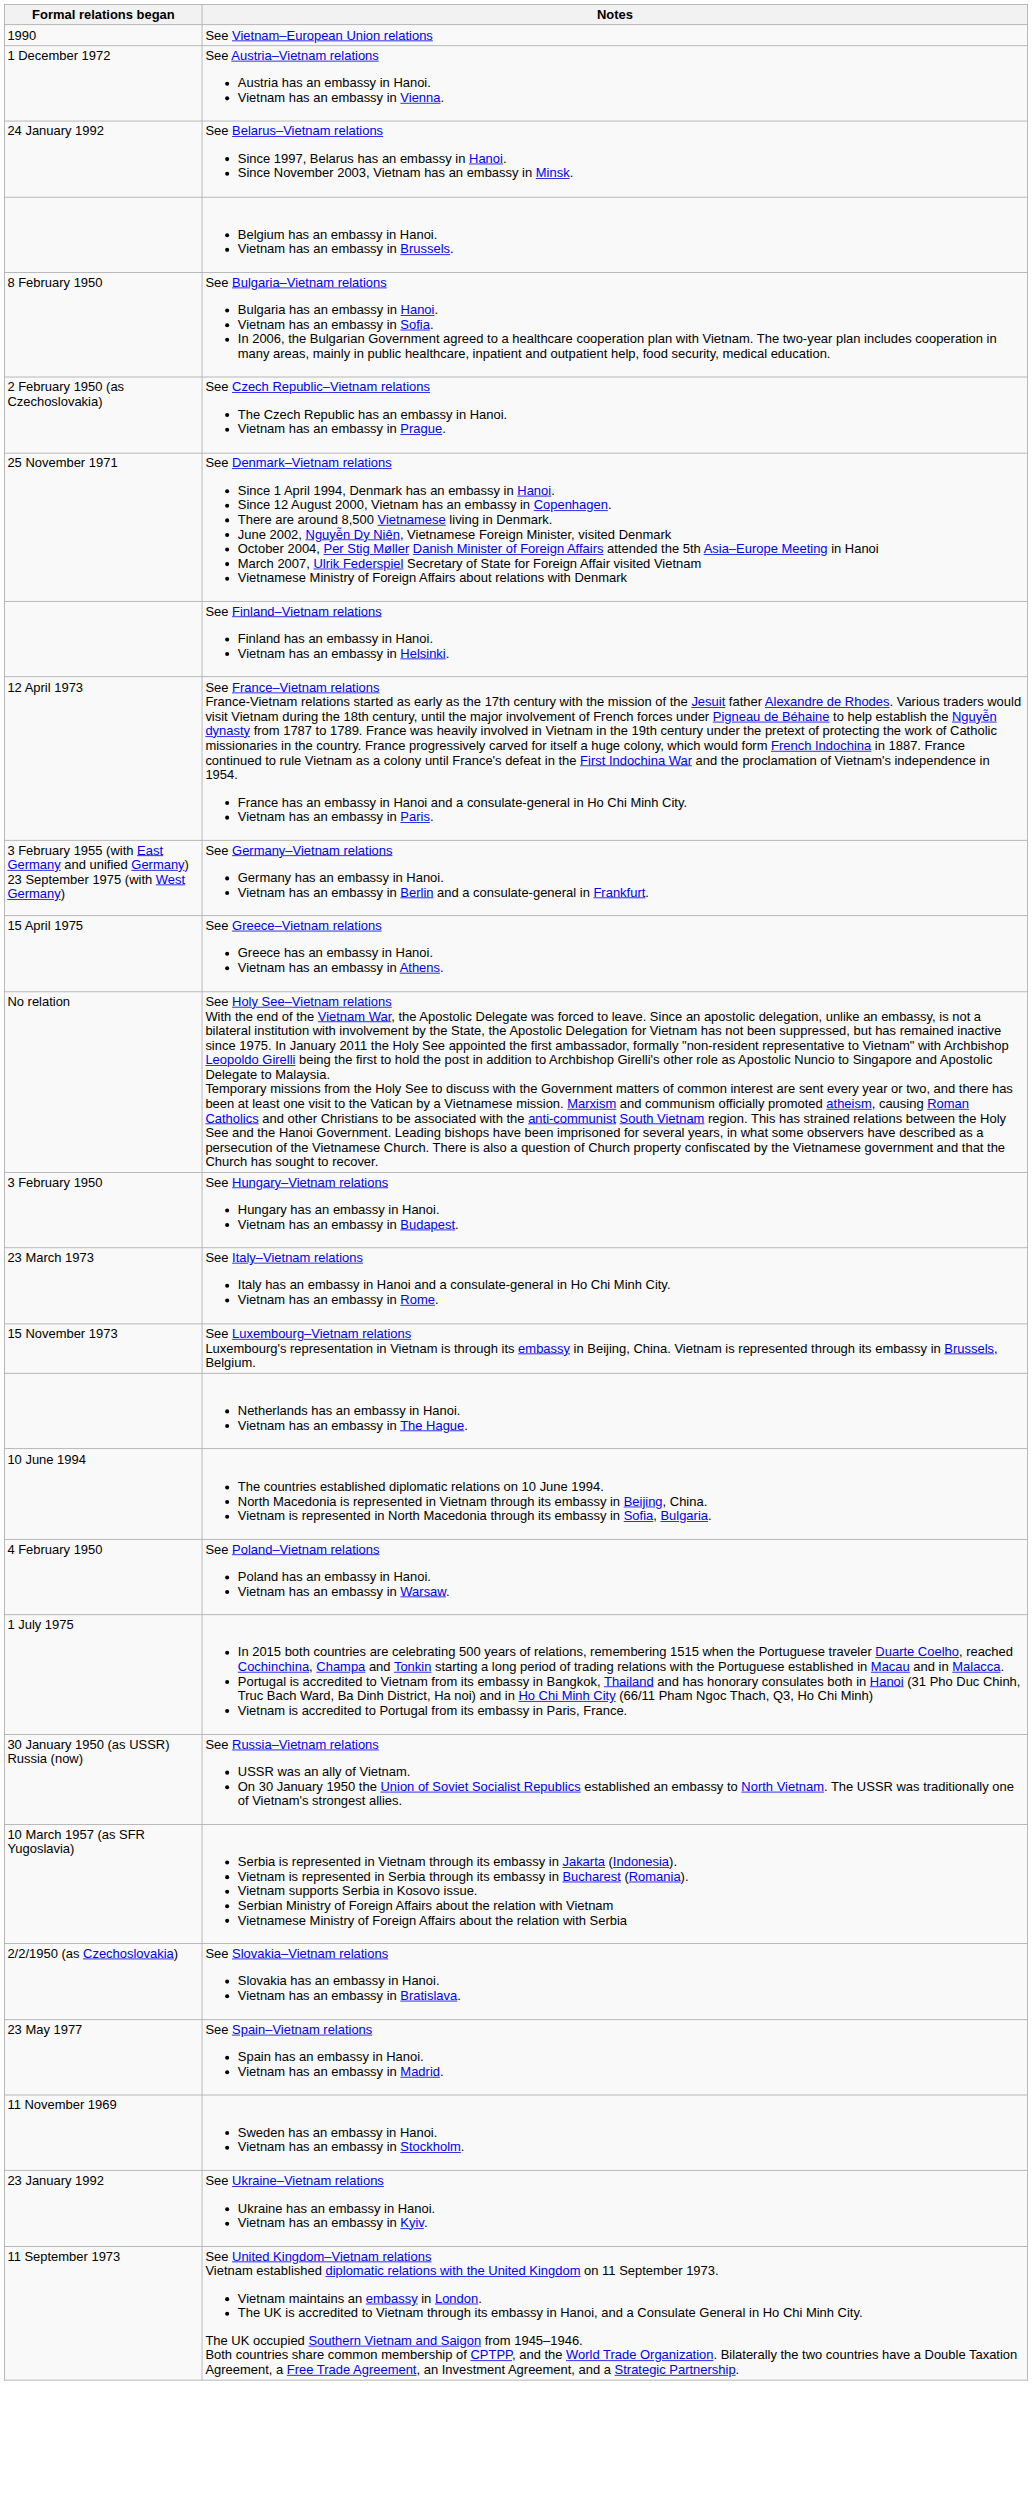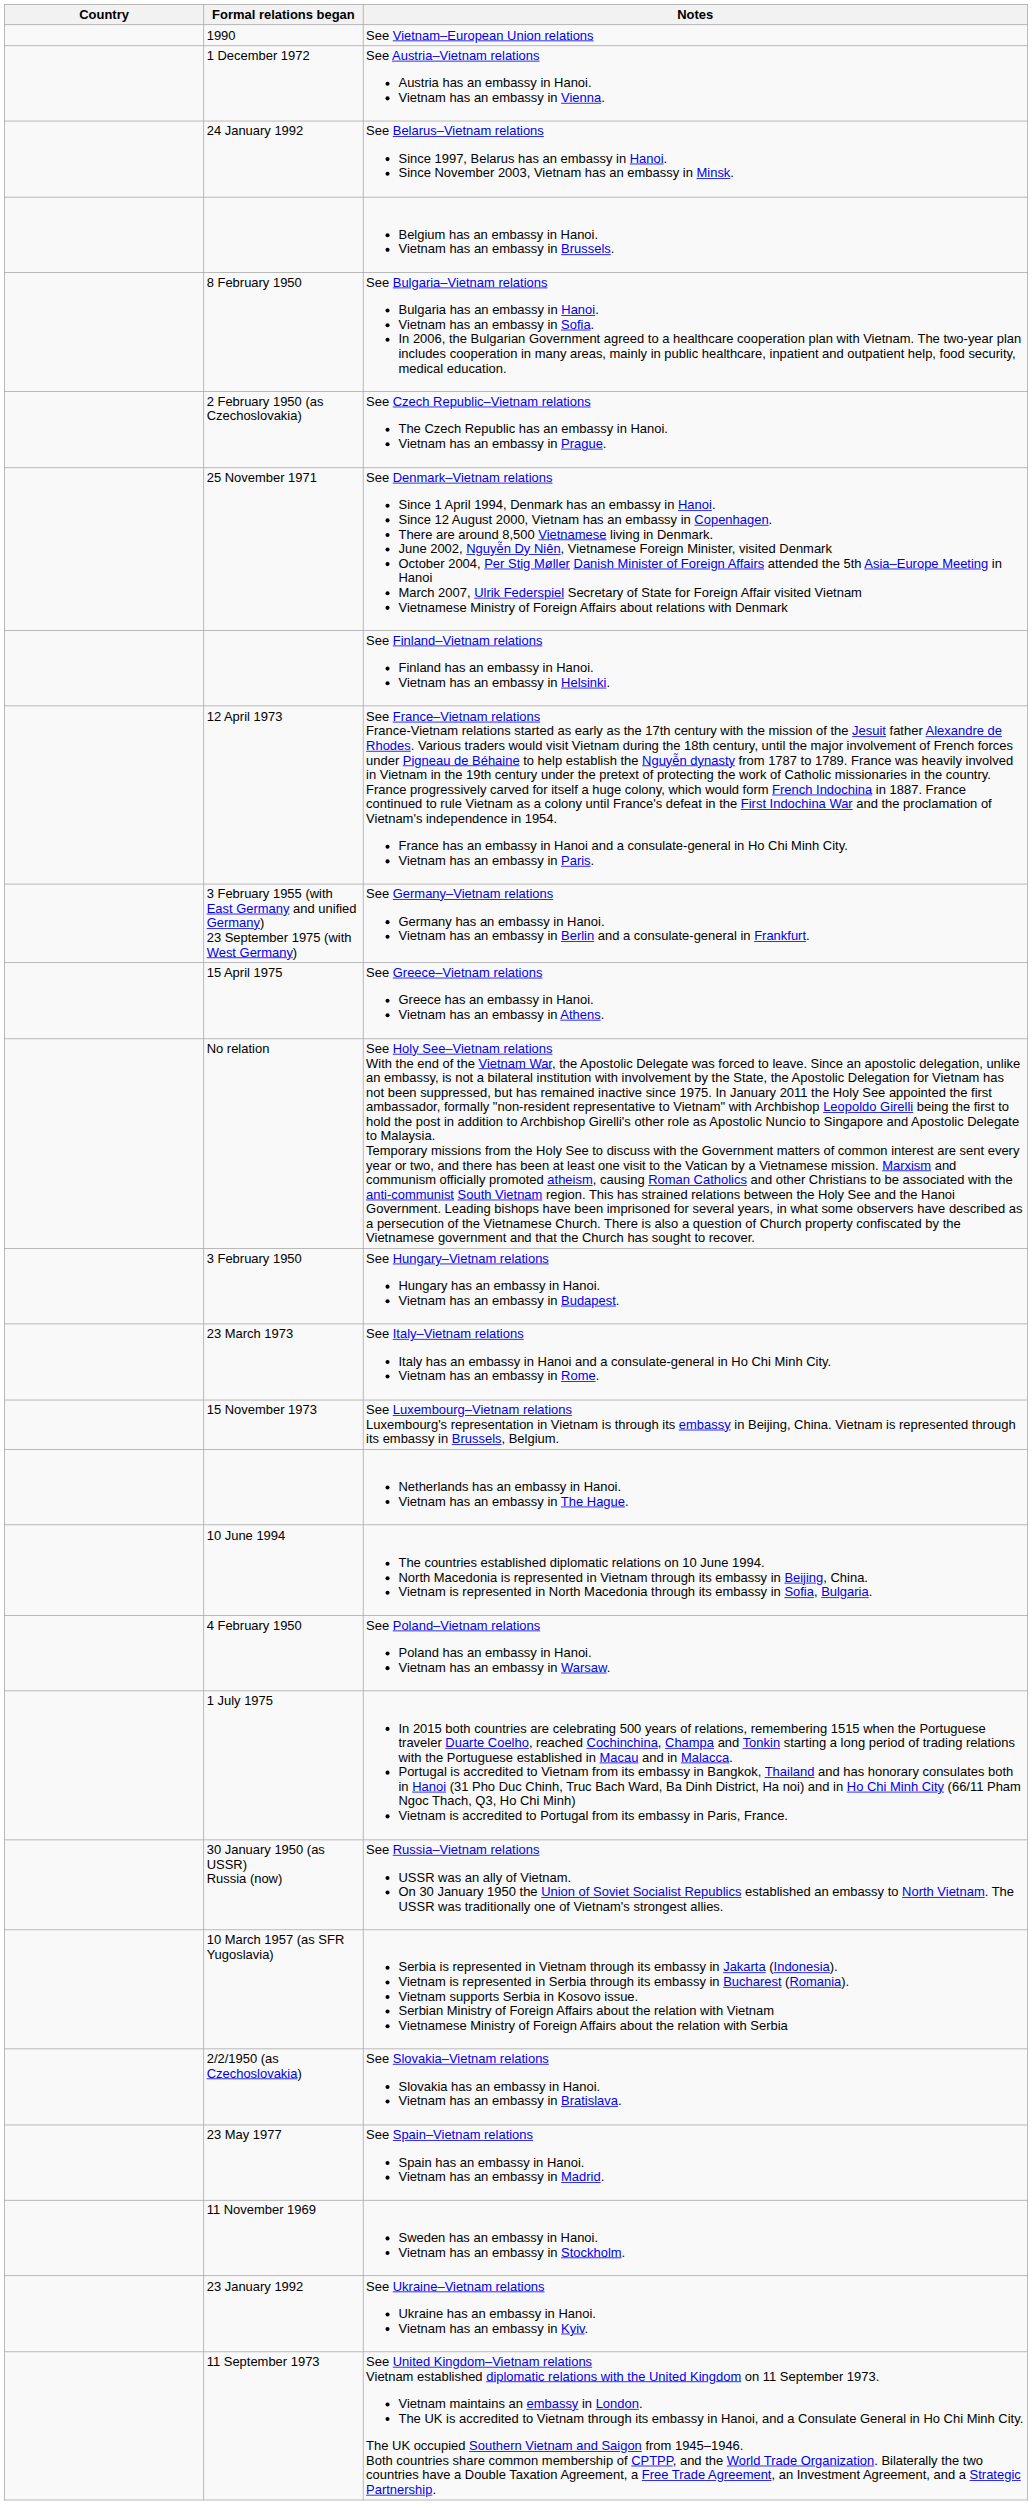+ column: (104, 14)
